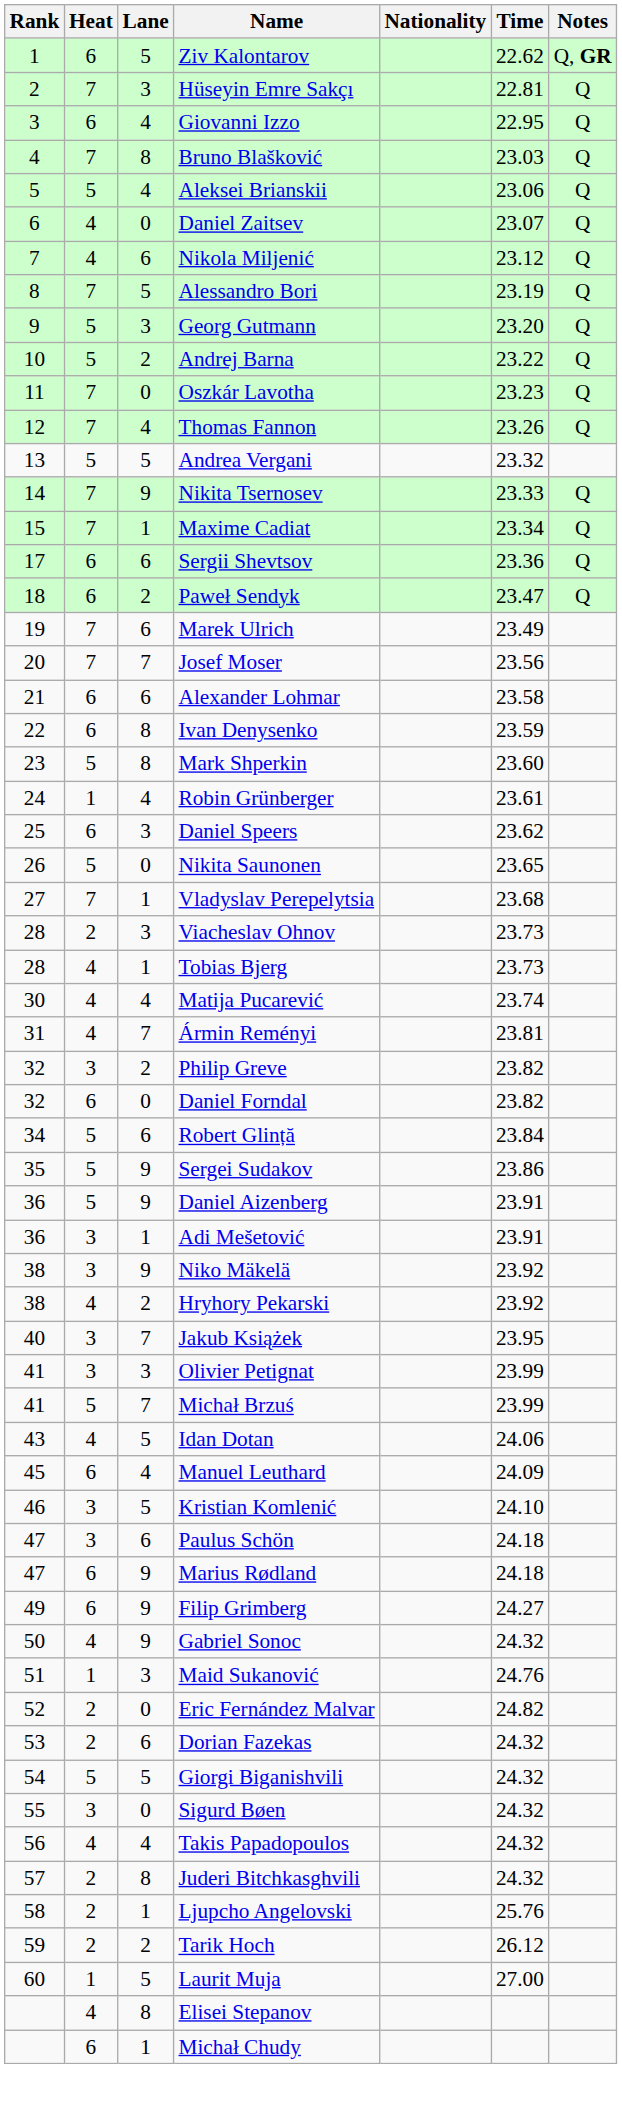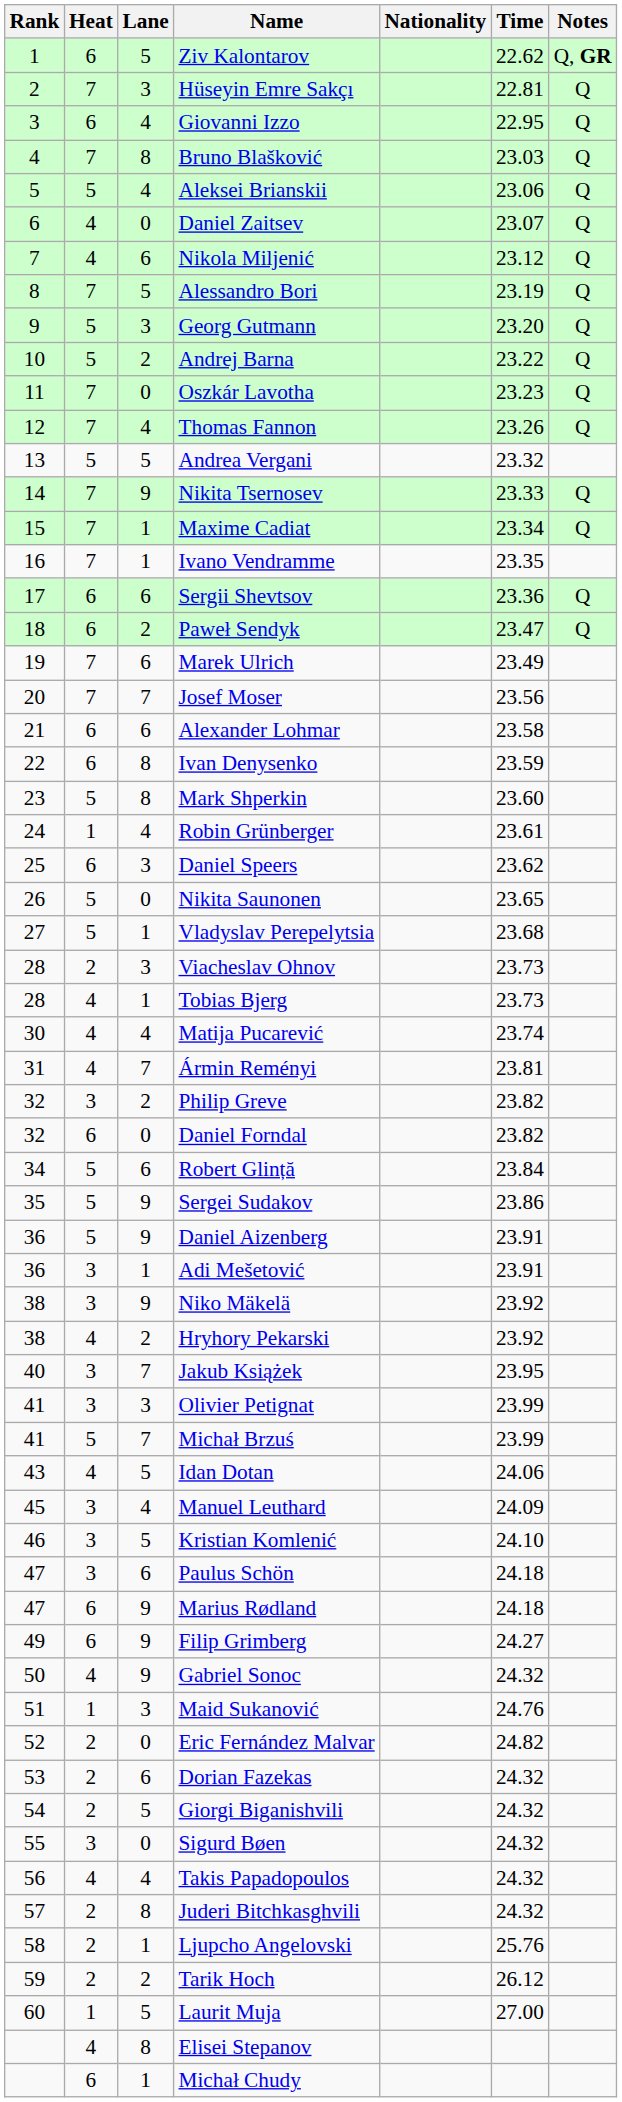+ row: (257, 561)
(91, 898) 7 -> (91, 932) 5
(91, 1472) 6 -> (91, 1506) 3
(91, 1776) 5 -> (91, 1810) 2
